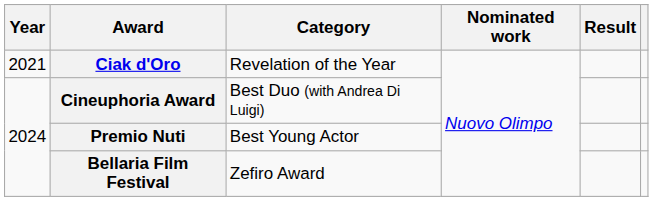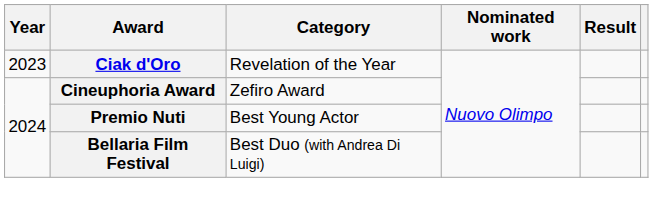(27, 63) 2021 -> (27, 63) 2023
(315, 100) Best Duo (with Andrea Di Luigi) -> (277, 90) Zefiro Award
(277, 173) Zefiro Award -> (315, 154) Best Duo (with Andrea Di Luigi)
